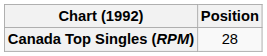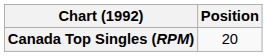(230, 39) 28 -> (230, 39) 20
